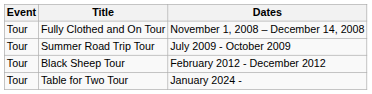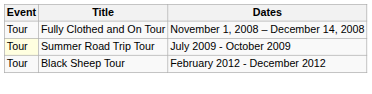(17, 47) no background -> (17, 47) lightyellow background
- row: (85, 81)
